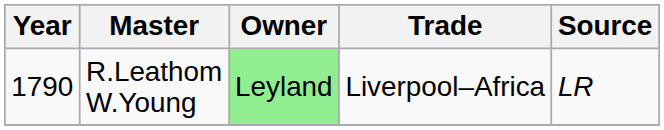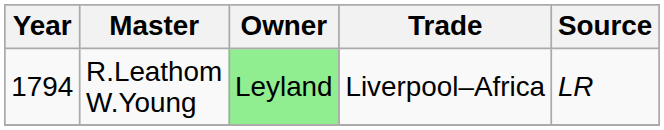(42, 86) 1790 -> (42, 86) 1794
